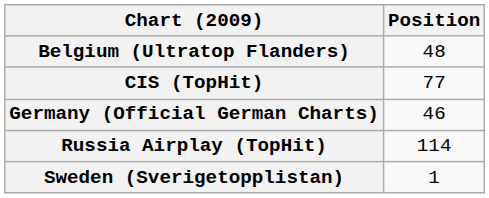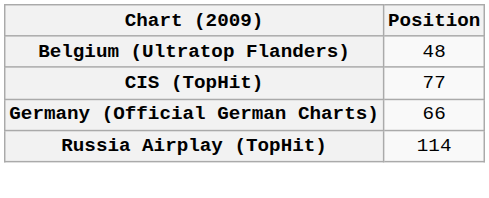(434, 114) 46 -> (434, 114) 66
- row: (194, 177)
